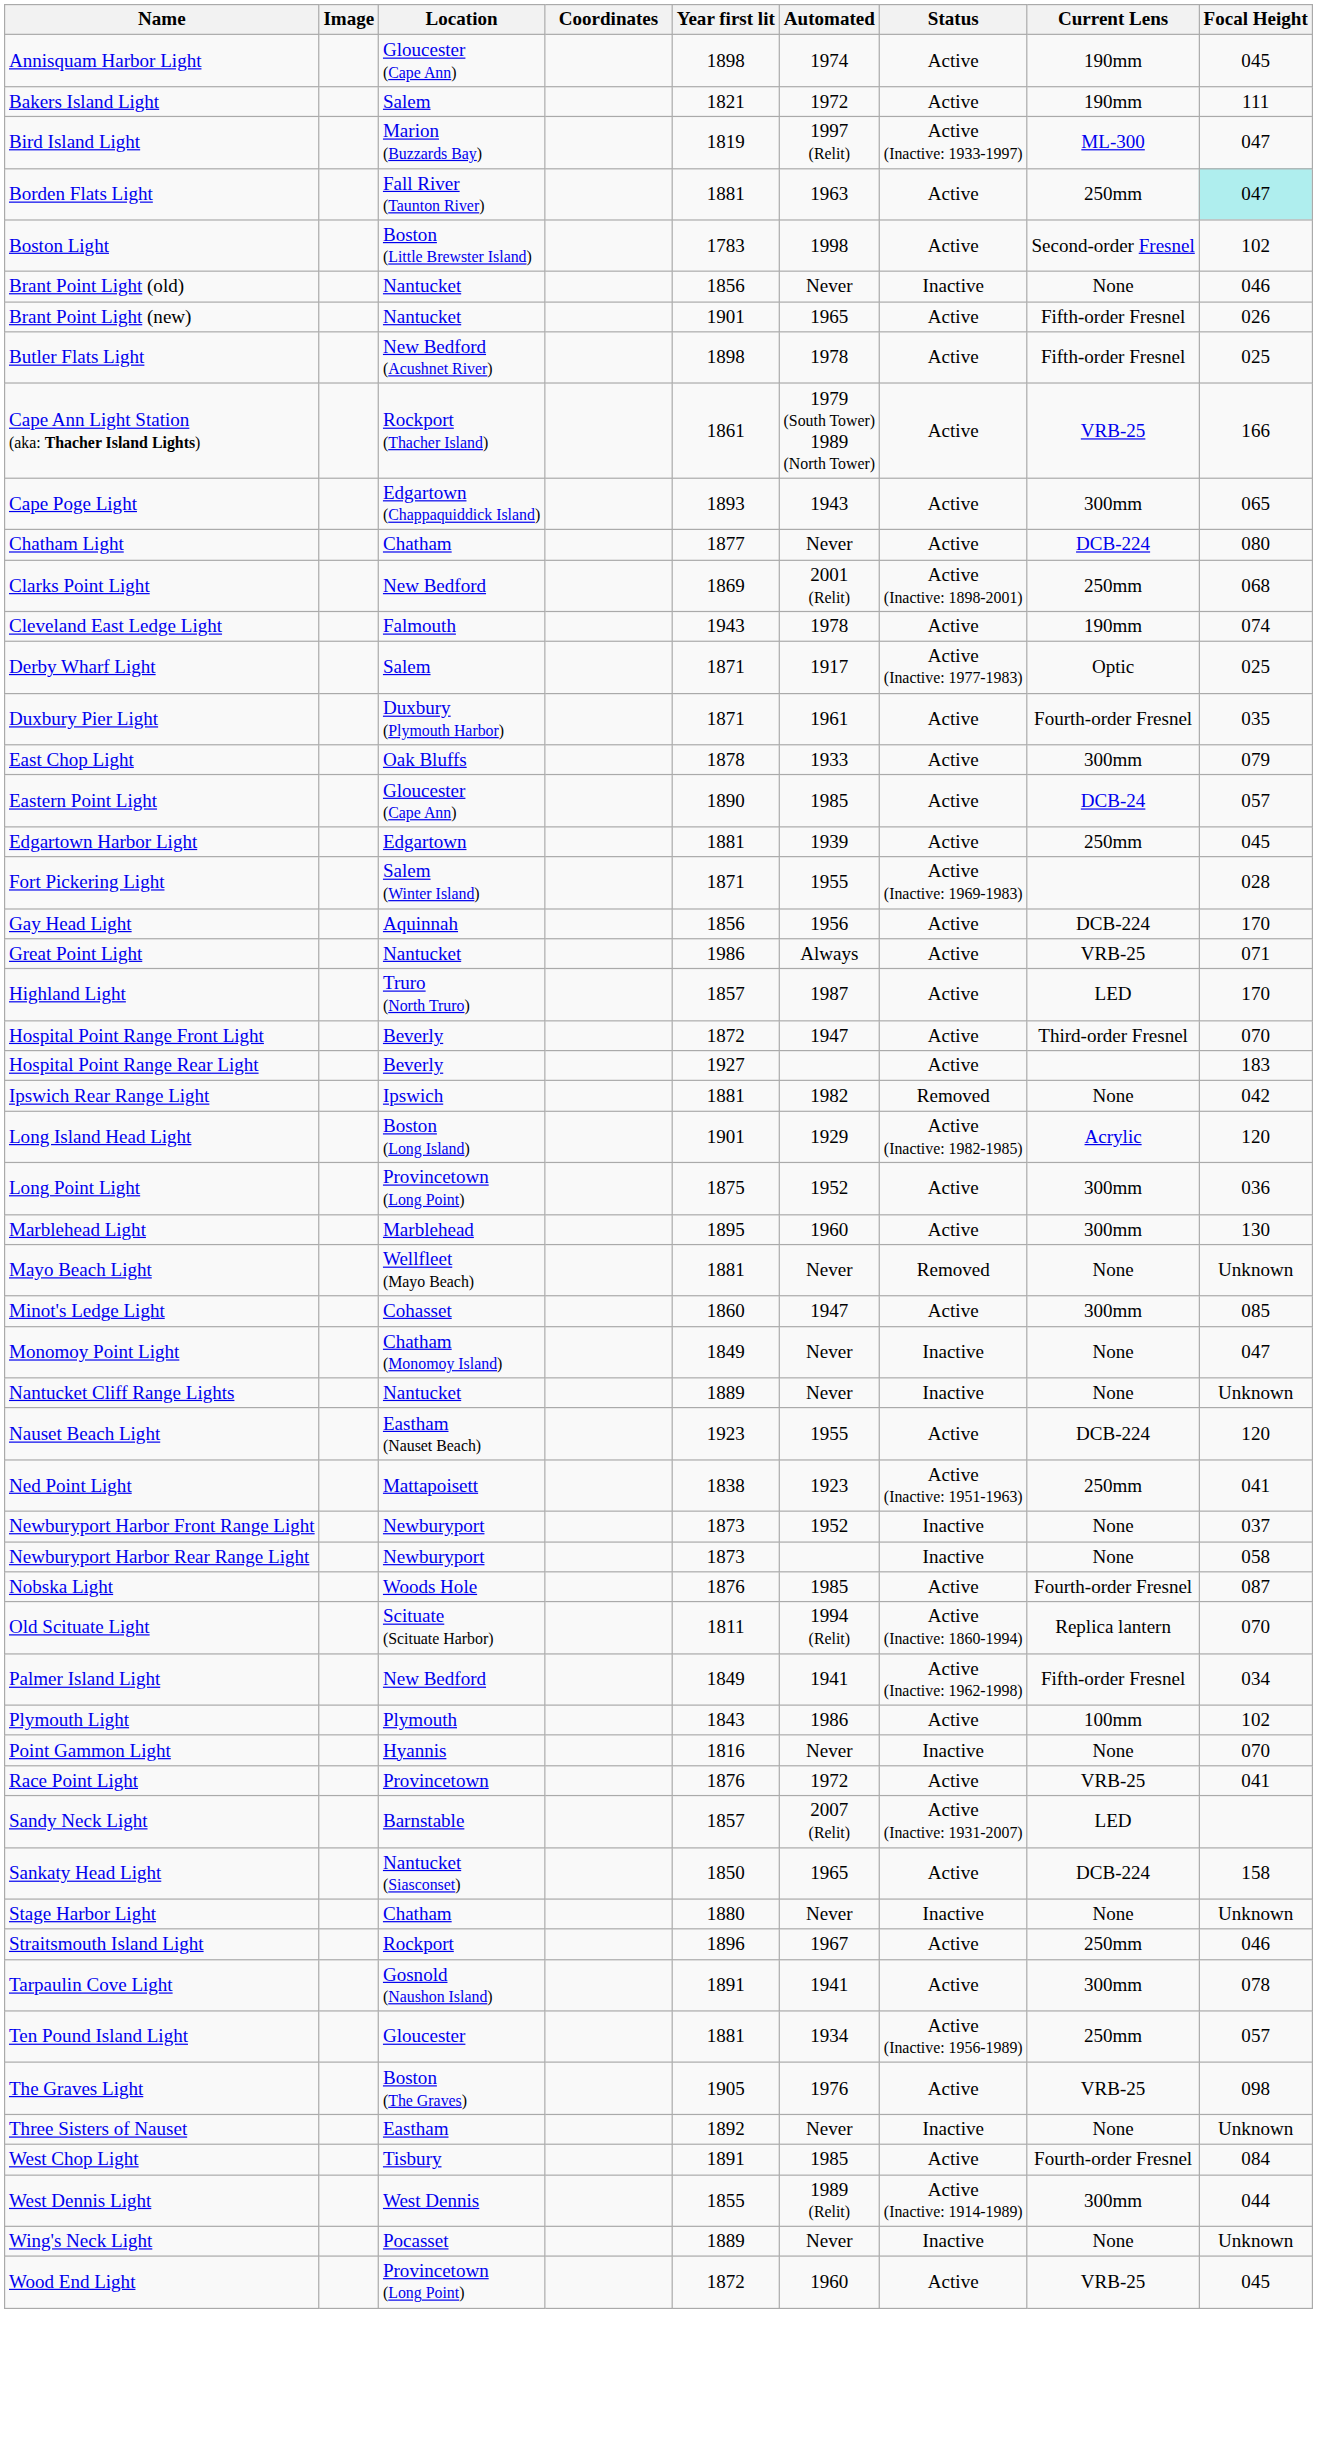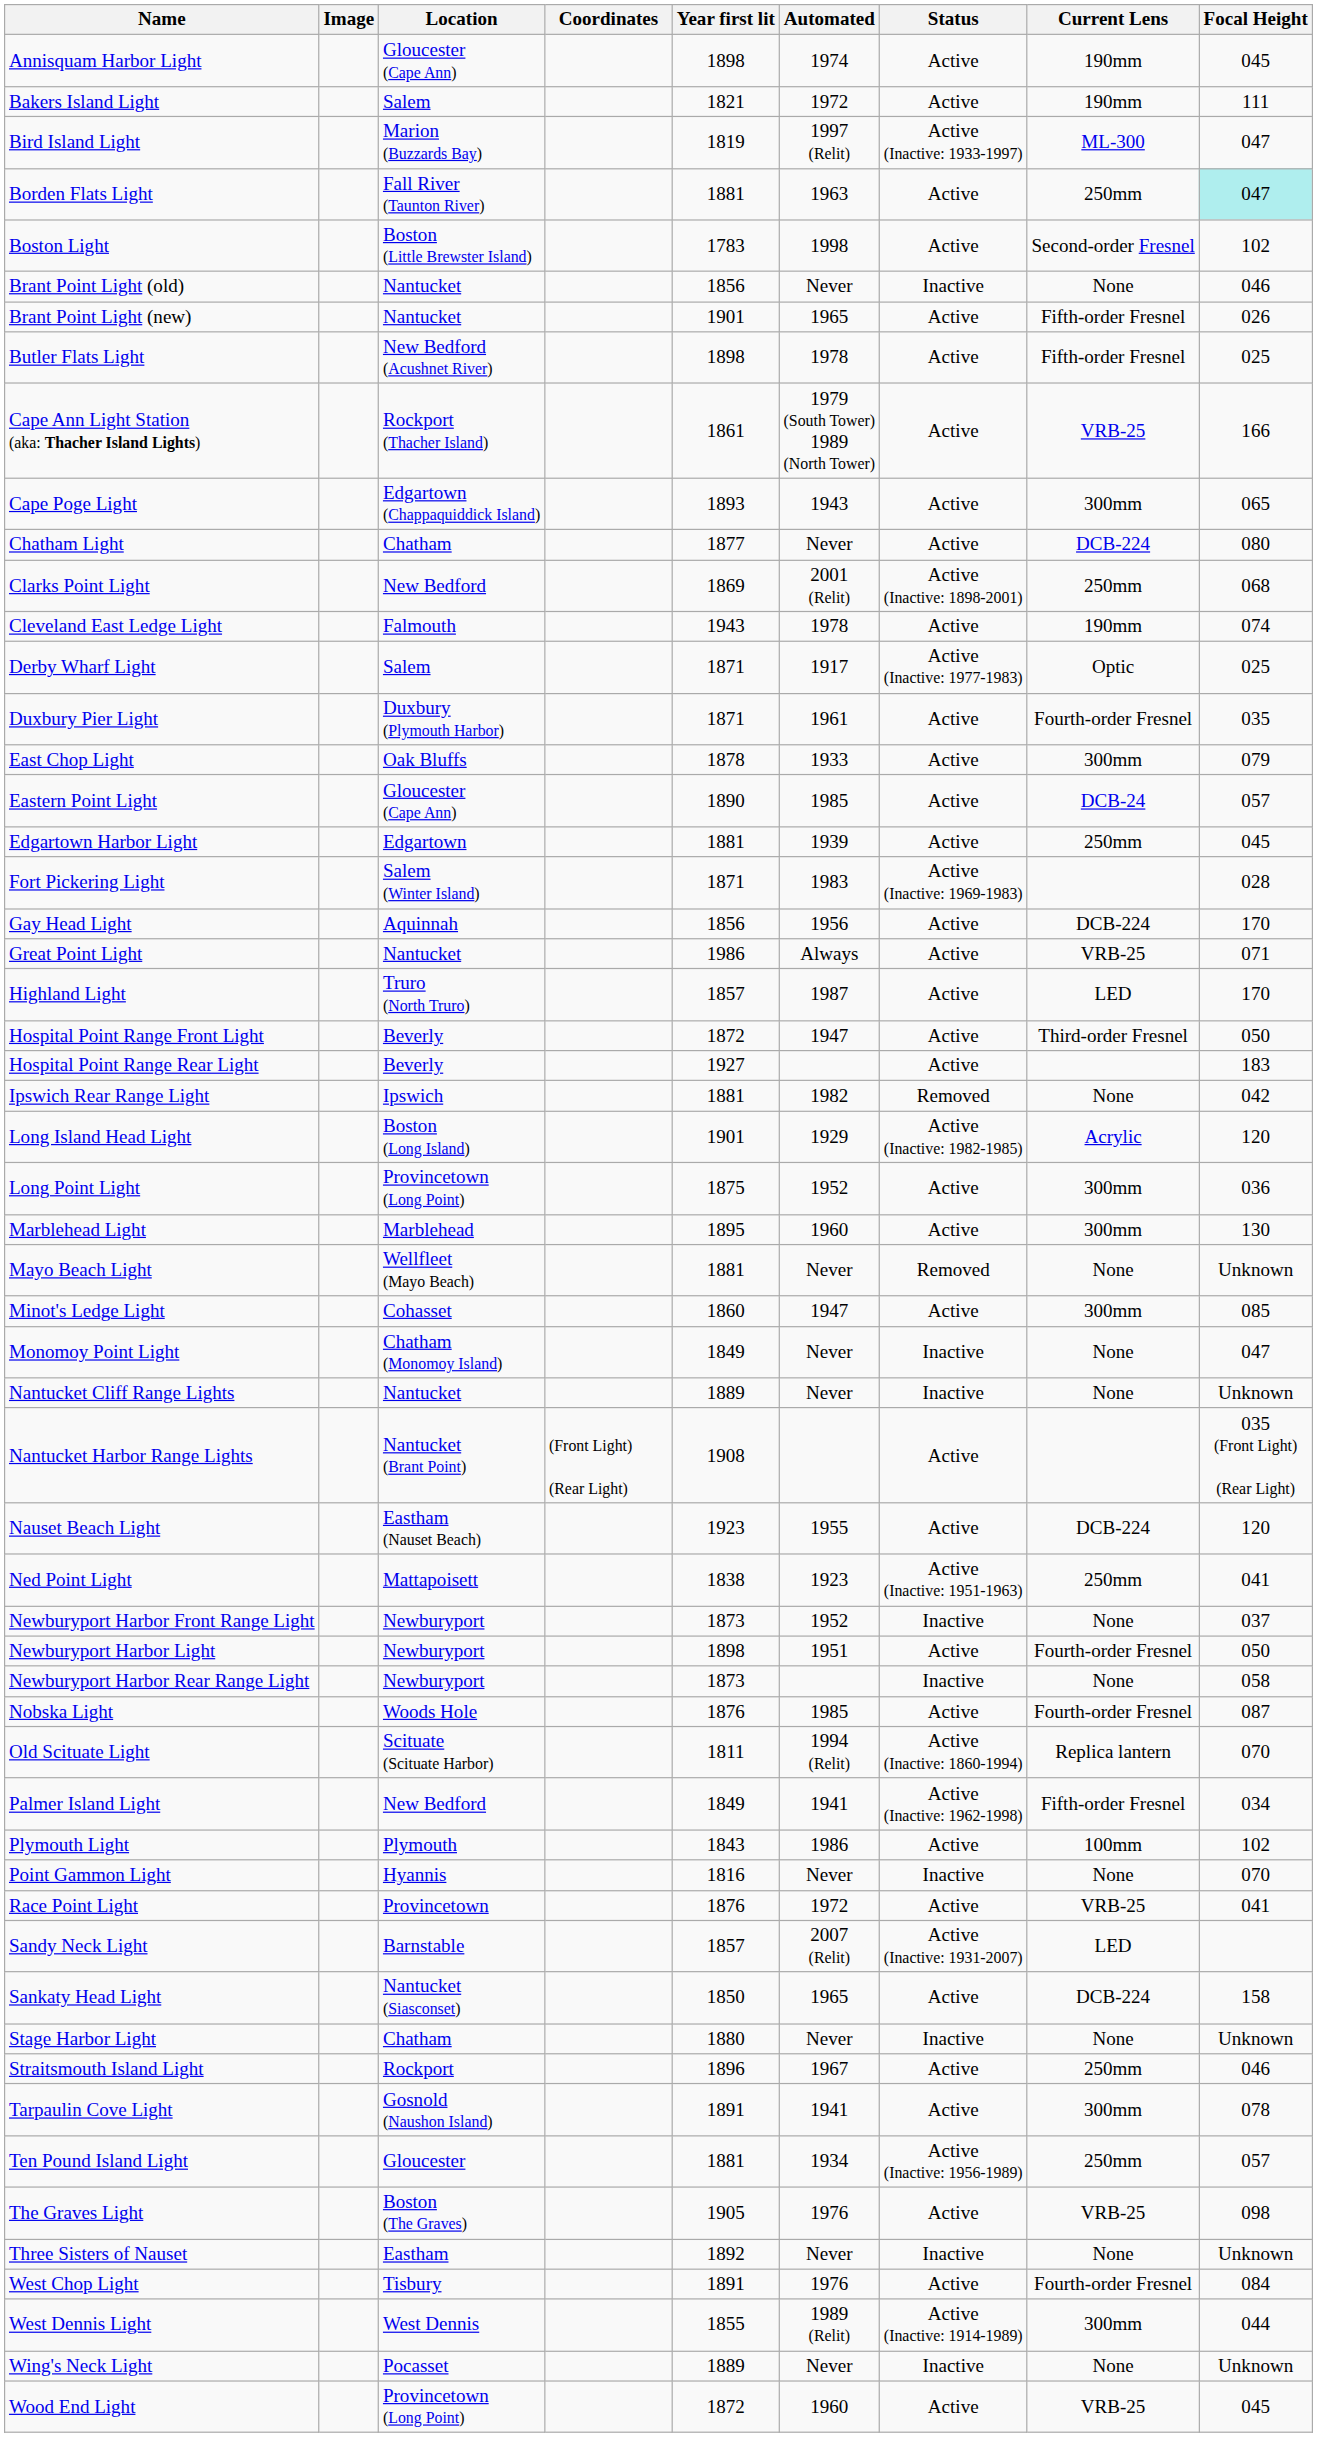(829, 882) 1955 -> (829, 882) 1983
(1256, 1035) 070 -> (1256, 1035) 050
+ row: (131, 1455)
+ row: (112, 1650)
(829, 2159) 1985 -> (829, 2284) 1976
